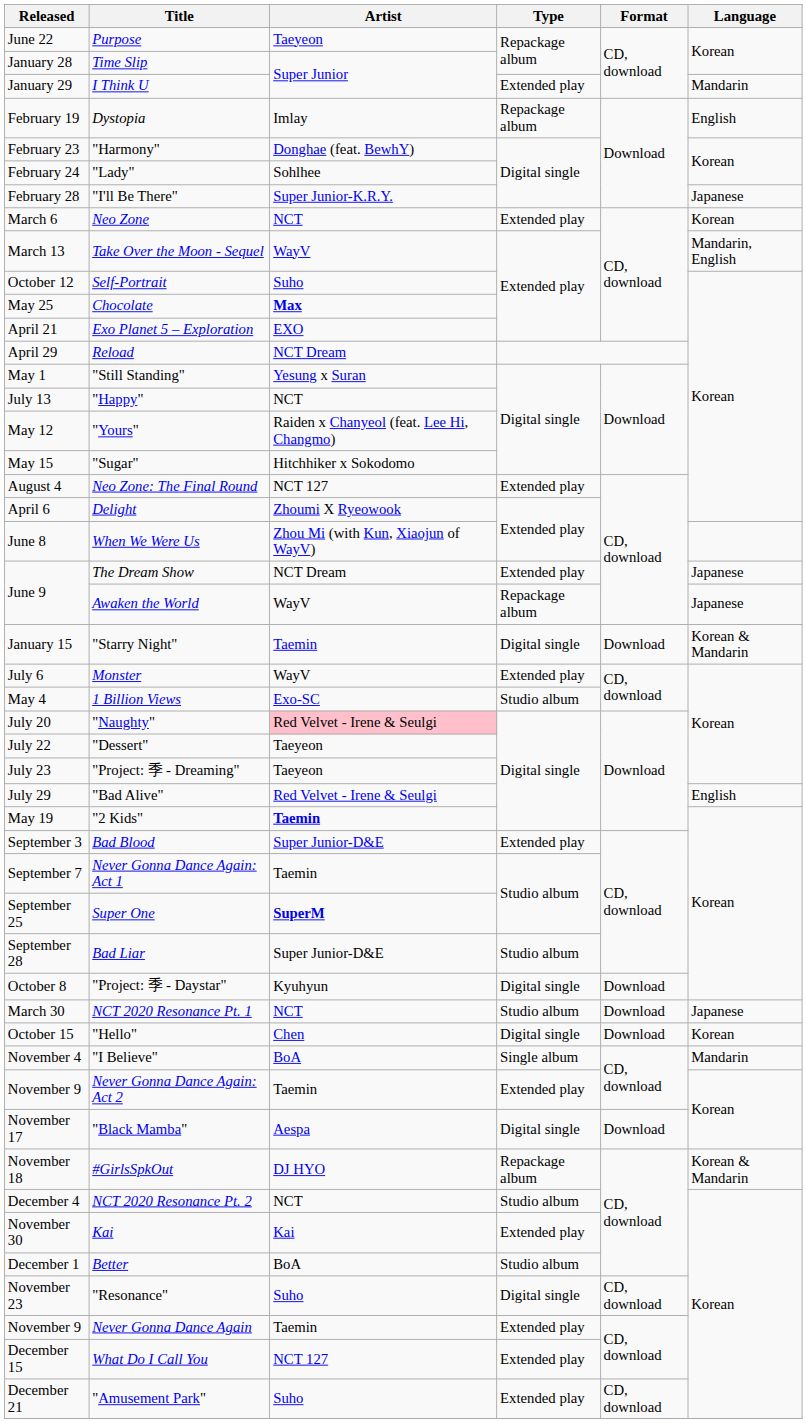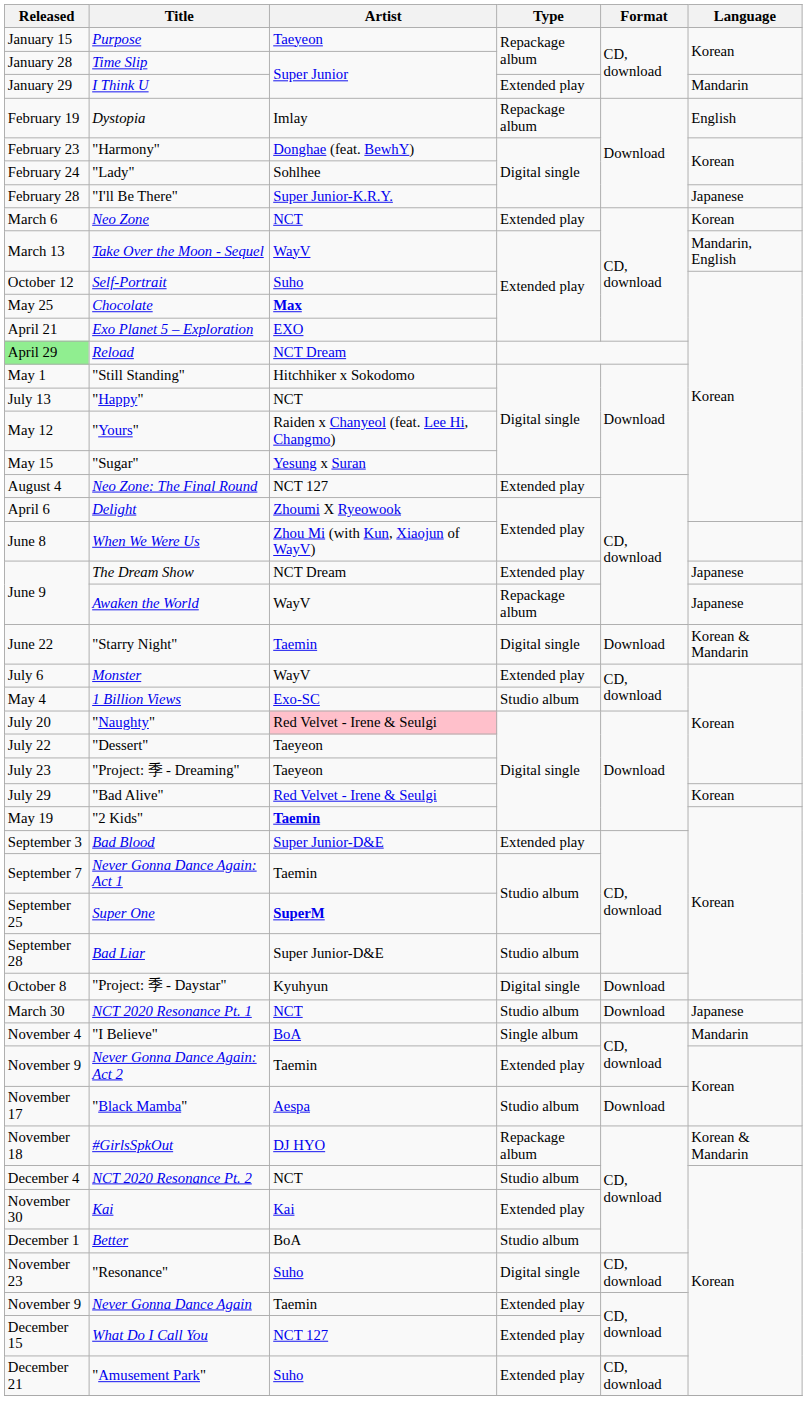(31, 39) June 22 -> (40, 39) January 15
(33, 352) no background -> (33, 352) lightgreen background
(319, 376) Yesung x Suran -> (344, 376) Hitchhiker x Sokodomo
(344, 462) Hitchhiker x Sokodomo -> (319, 462) Yesung x Suran
(40, 644) January 15 -> (31, 644) June 22
(714, 795) English -> (713, 795) Korean
- row: (115, 1034)
(540, 1129) Digital single -> (540, 1106) Studio album
